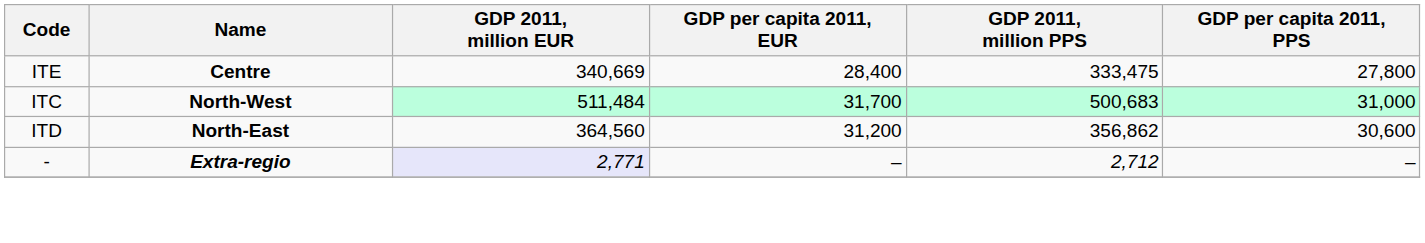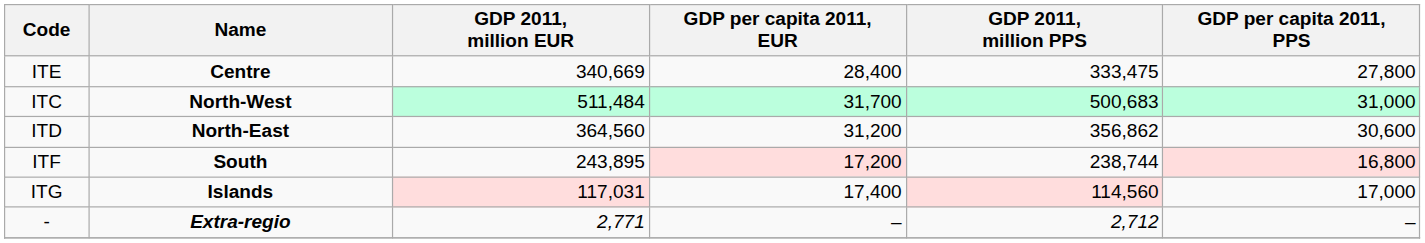+ row: (47, 161)
+ row: (47, 191)
(621, 161) lavender background -> (621, 222) no background
